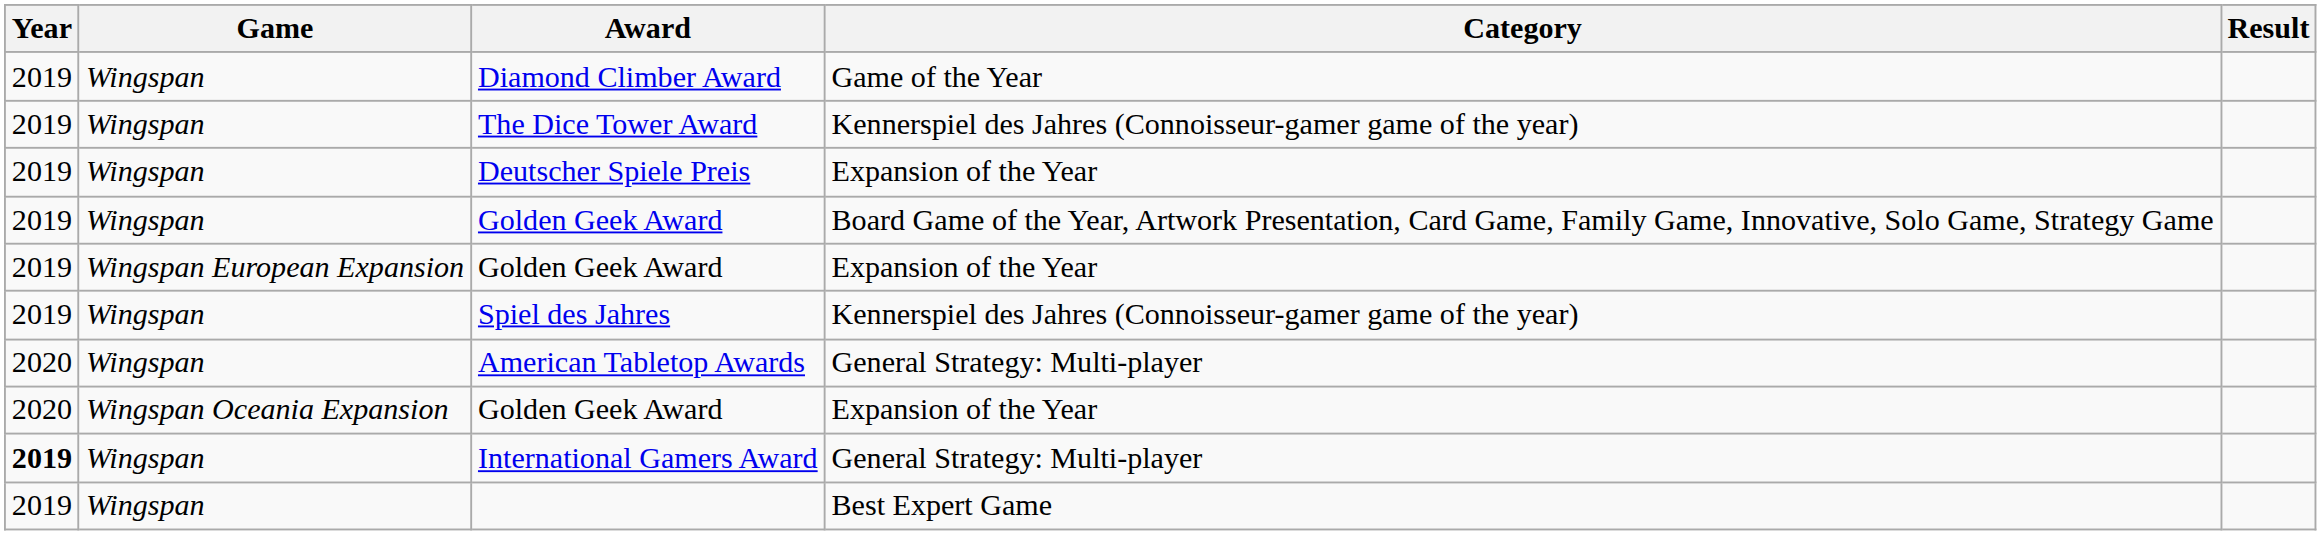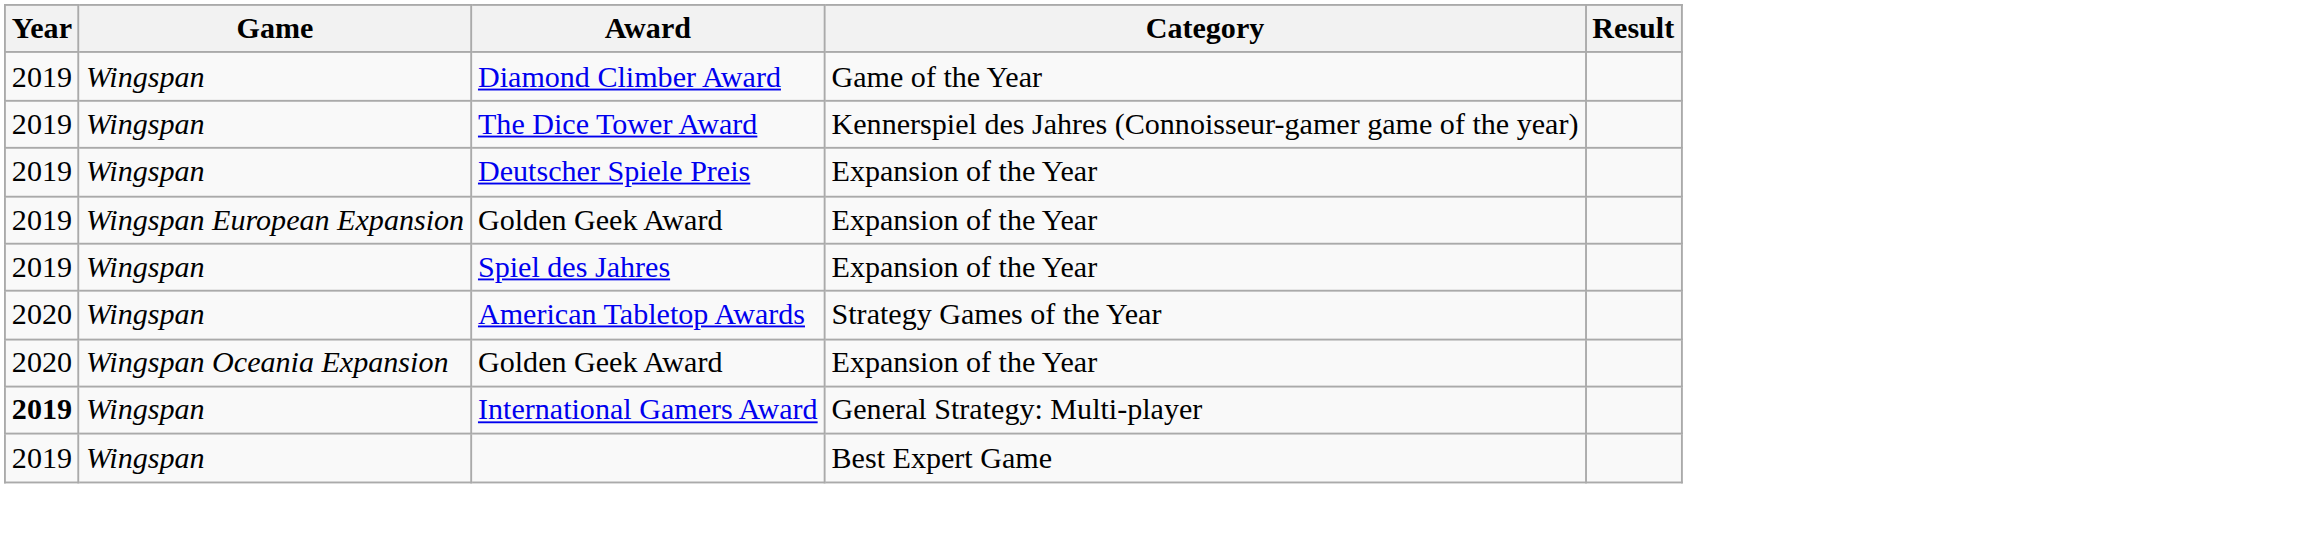- row: (145, 219)
(1205, 314) Kennerspiel des Jahres (Connoisseur-gamer game of the year) -> (964, 266) Expansion of the Year
(1017, 362) General Strategy: Multi-player -> (997, 314) Strategy Games of the Year
